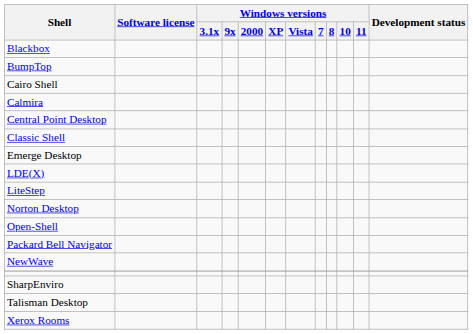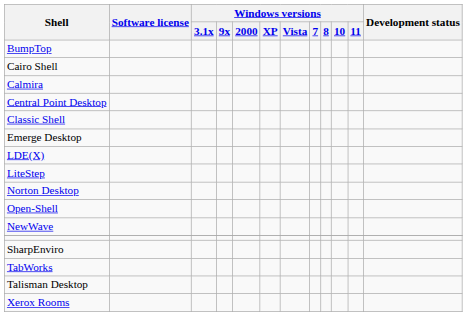- row: (28, 48)
- row: (59, 244)
+ row: (30, 267)
